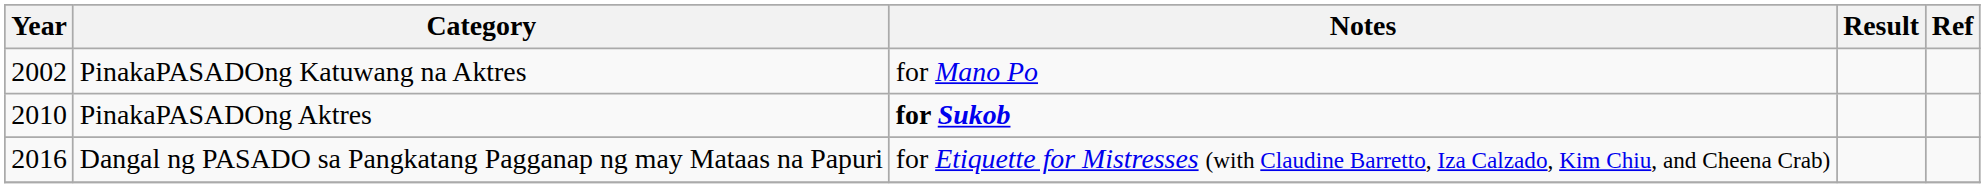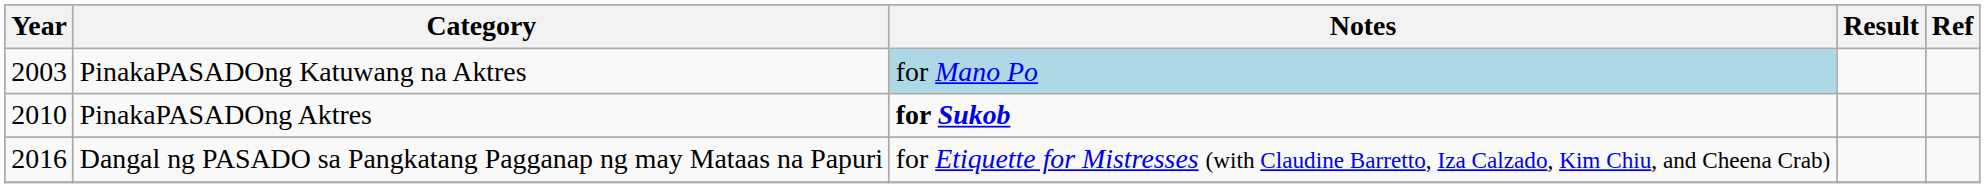(39, 70) 2002 -> (39, 70) 2003
(967, 70) no background -> (967, 70) lightblue background
